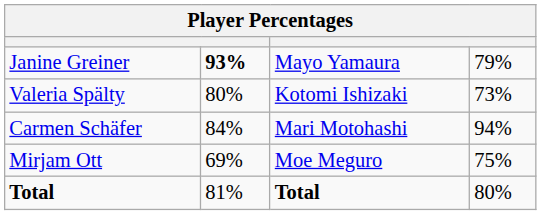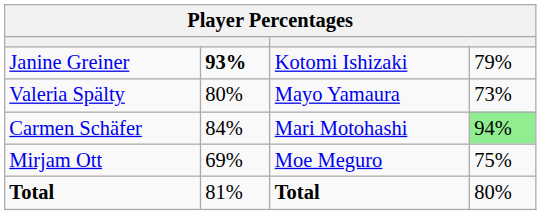(337, 62) Mayo Yamaura -> (341, 62) Kotomi Ishizaki
(341, 95) Kotomi Ishizaki -> (337, 95) Mayo Yamaura
(493, 127) no background -> (493, 127) lightgreen background
